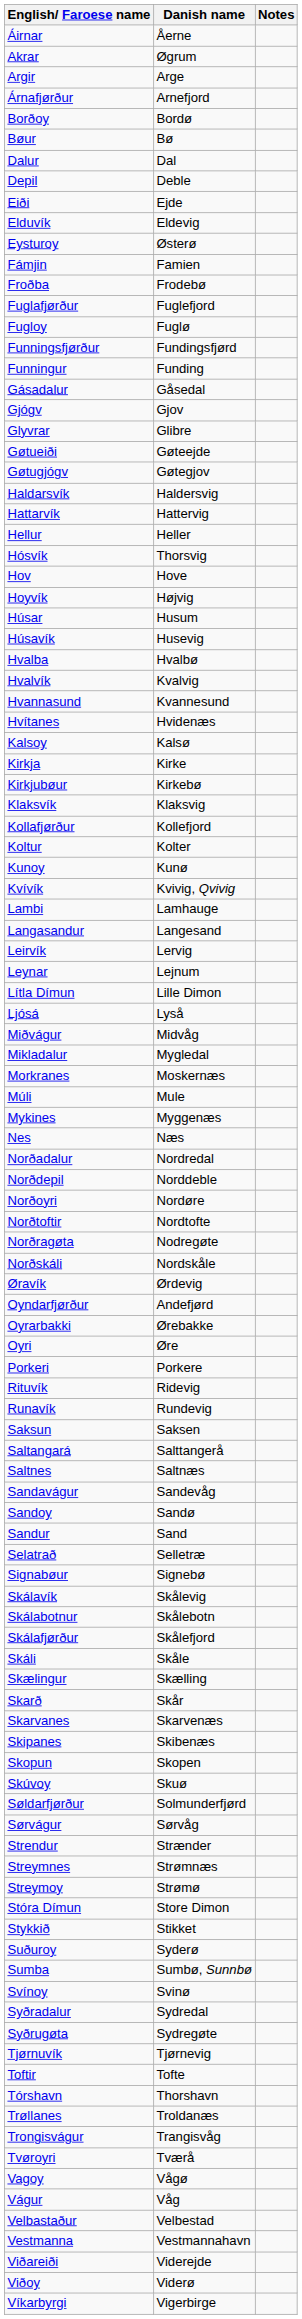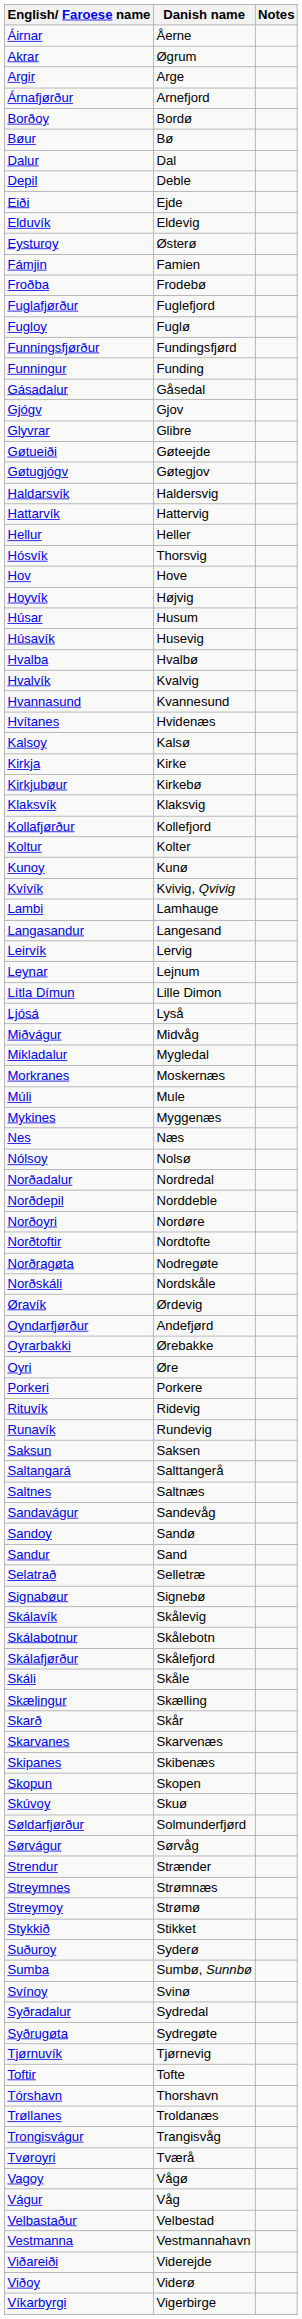+ row: (27, 1159)
- row: (44, 1908)
